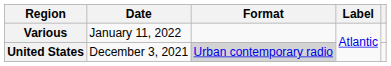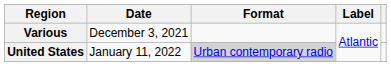(135, 33) January 11, 2022 -> (139, 33) December 3, 2021
(139, 52) December 3, 2021 -> (135, 52) January 11, 2022
